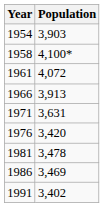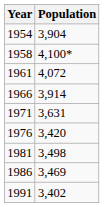(52, 34) 3,903 -> (52, 34) 3,904
(52, 93) 3,913 -> (52, 93) 3,914
(52, 152) 3,478 -> (52, 152) 3,498
